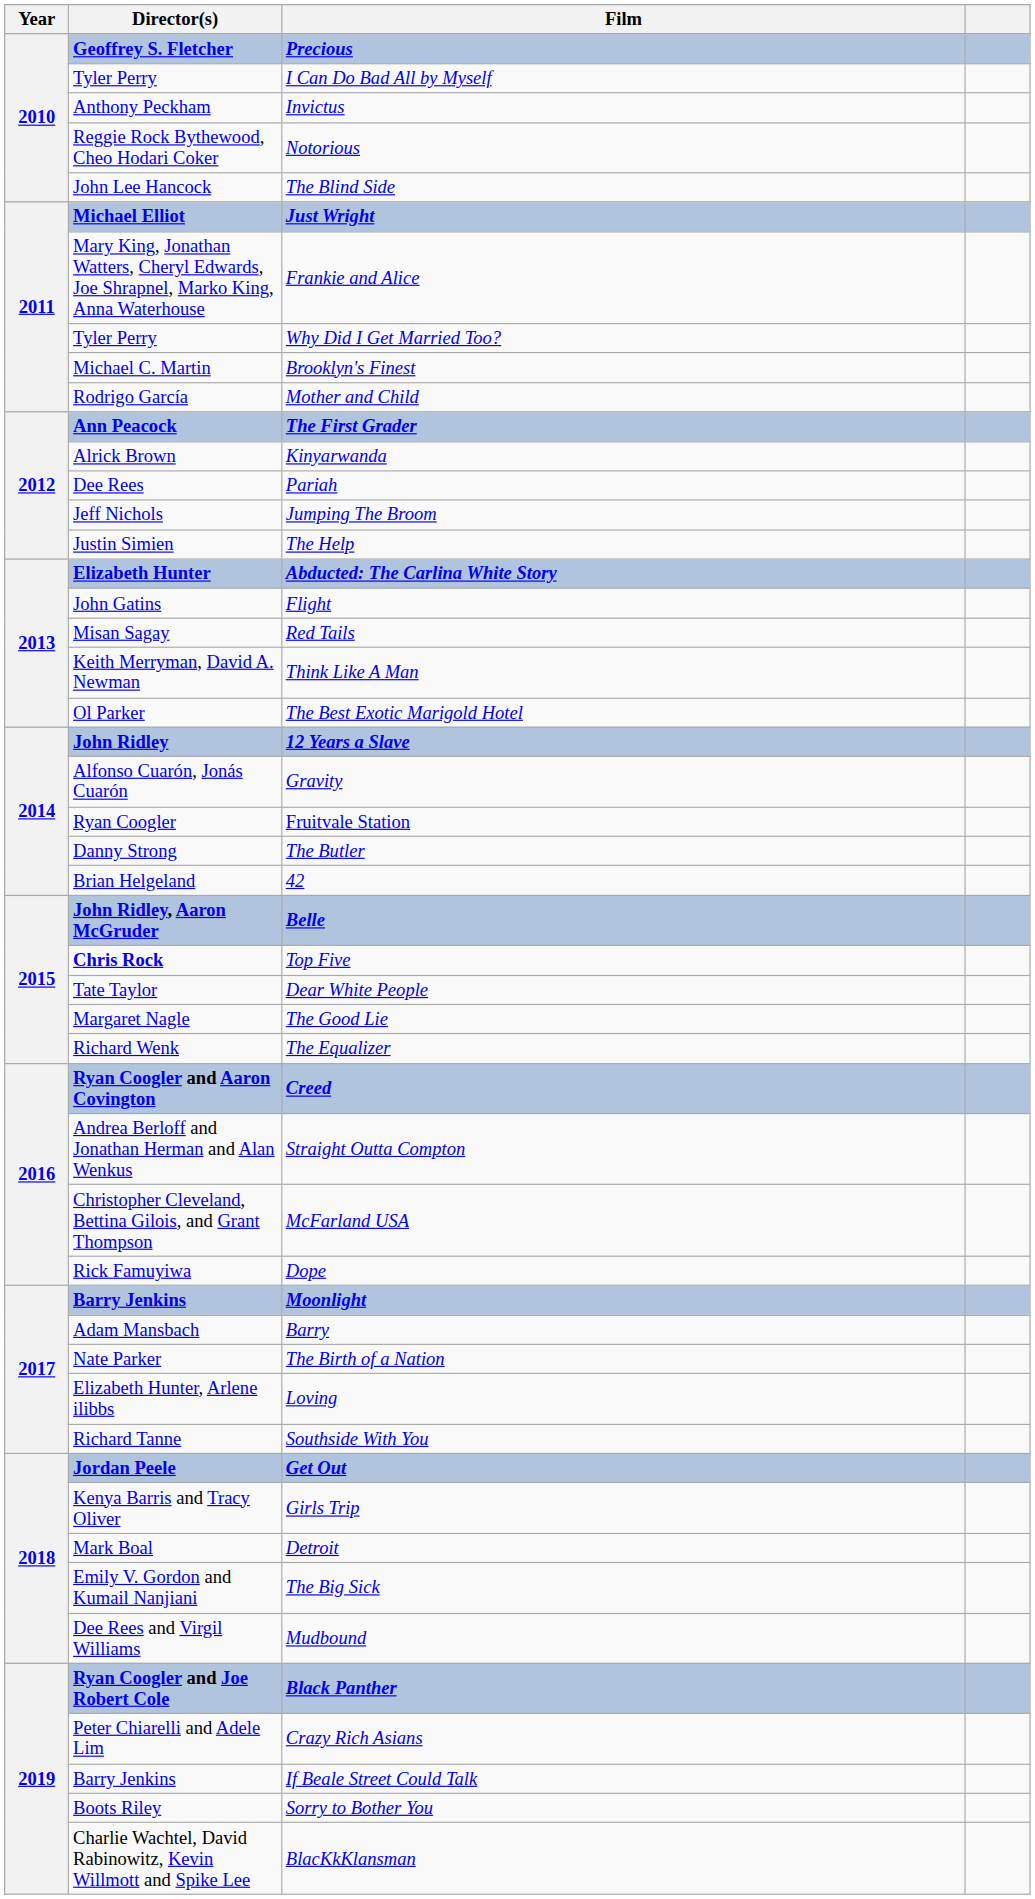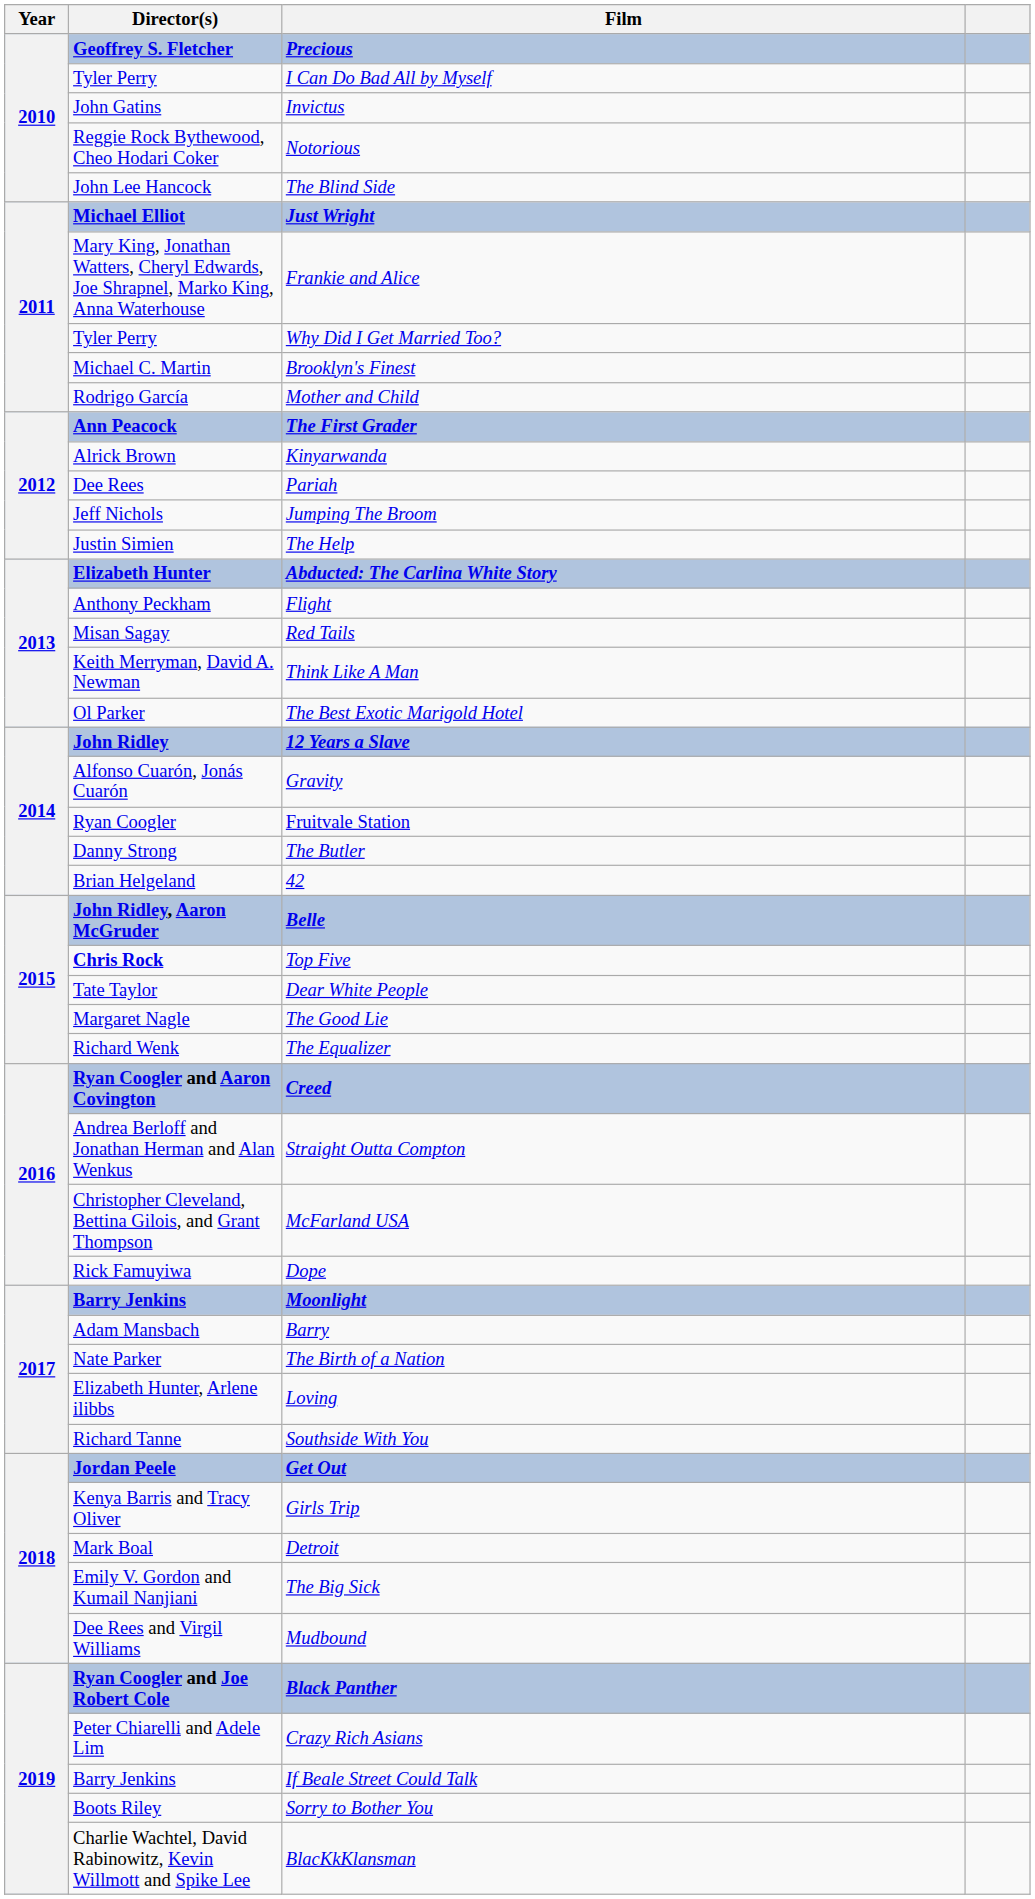(142, 107) Anthony Peckham -> (117, 107) John Gatins
(117, 603) John Gatins -> (142, 603) Anthony Peckham
